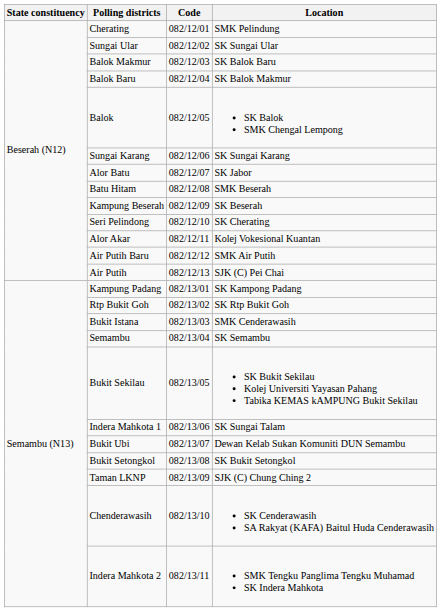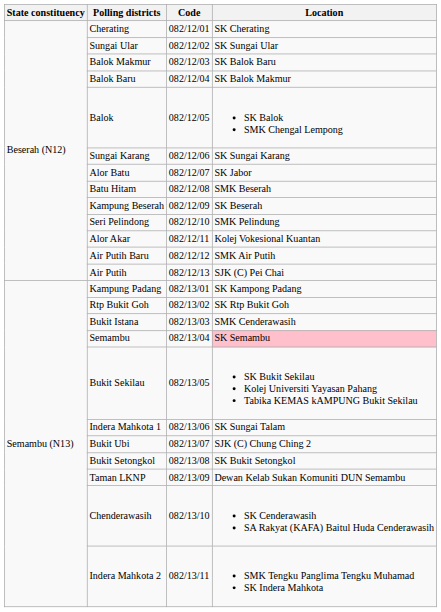(247, 28) SMK Pelindung -> (242, 28) SK Cherating
(242, 222) SK Cherating -> (247, 222) SMK Pelindung
(242, 338) no background -> (242, 338) pink background
(310, 443) Dewan Kelab Sukan Komuniti DUN Semambu -> (263, 443) SJK (C) Chung Ching 2
(263, 477) SJK (C) Chung Ching 2 -> (310, 477) Dewan Kelab Sukan Komuniti DUN Semambu
